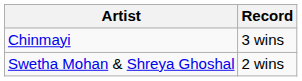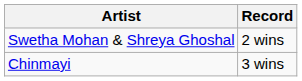rows swapped: (39, 40) <-> (121, 64)
